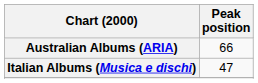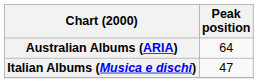(226, 48) 66 -> (226, 48) 64
